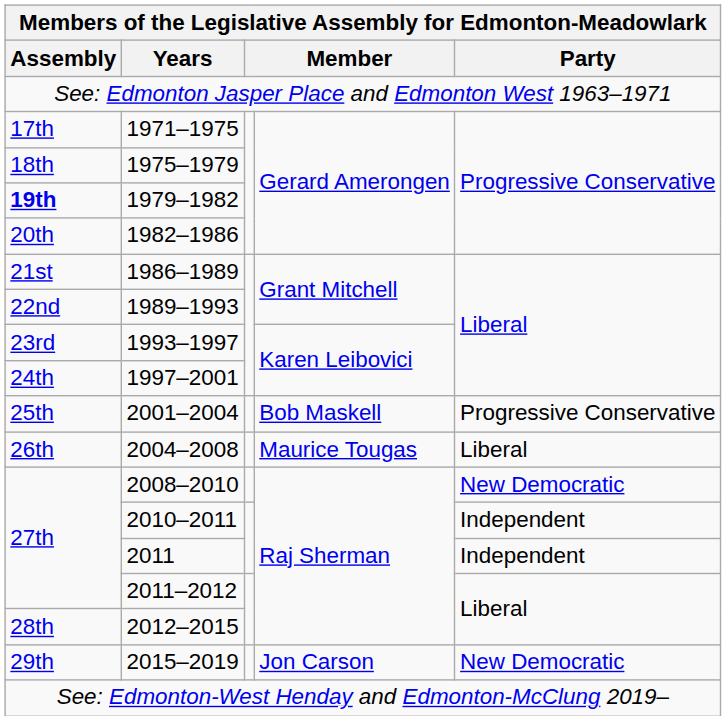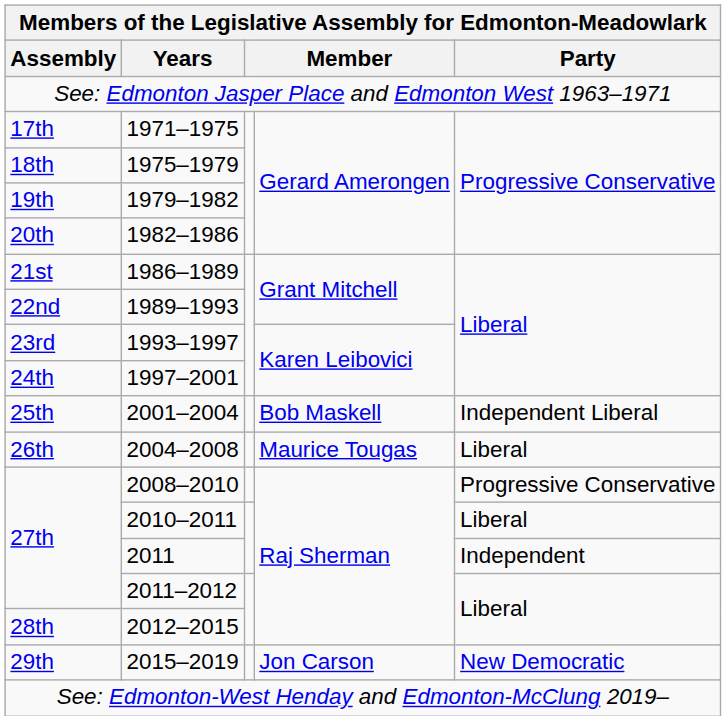(33, 200) bold -> (32, 200) normal
(588, 413) Progressive Conservative -> (559, 413) Independent Liberal
(542, 484) New Democratic -> (588, 484) Progressive Conservative
(522, 520) Independent -> (494, 520) Liberal
